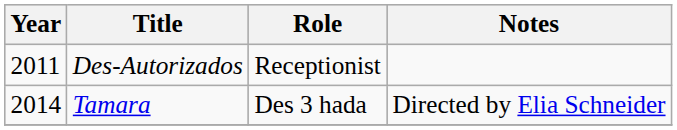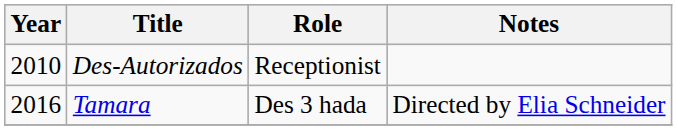(35, 64) 2011 -> (36, 64) 2010
(36, 104) 2014 -> (36, 104) 2016
